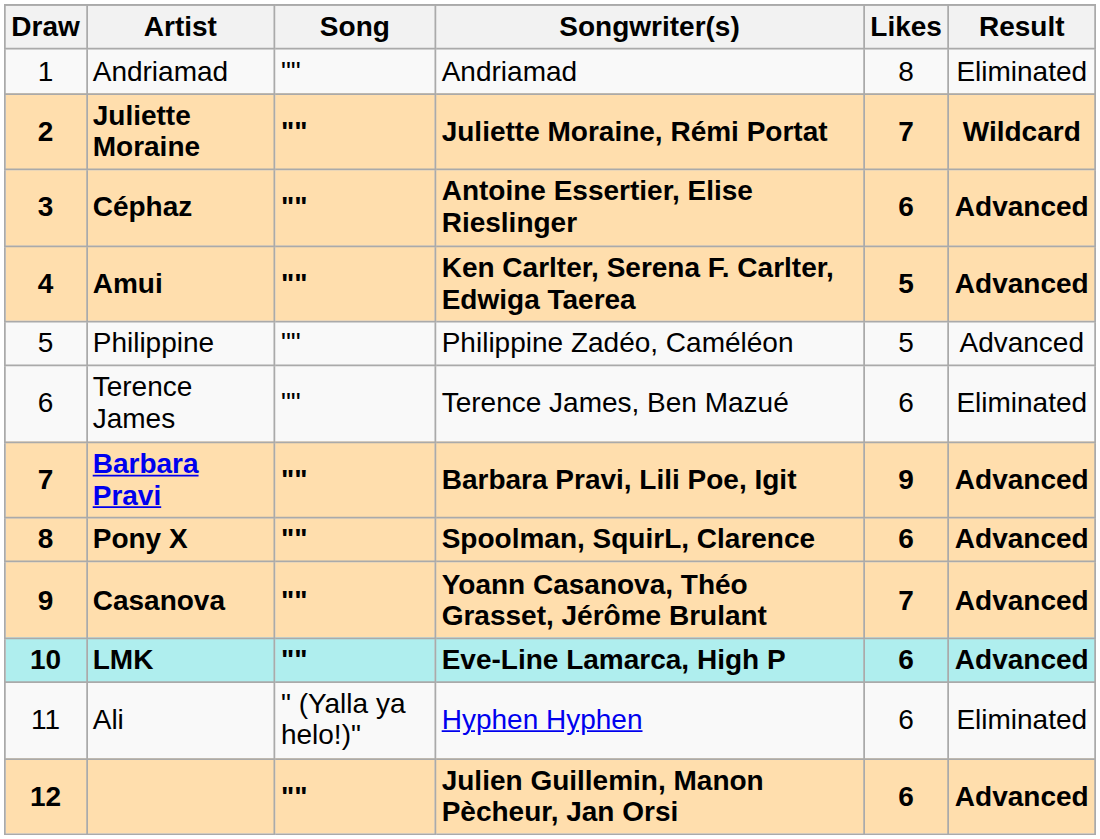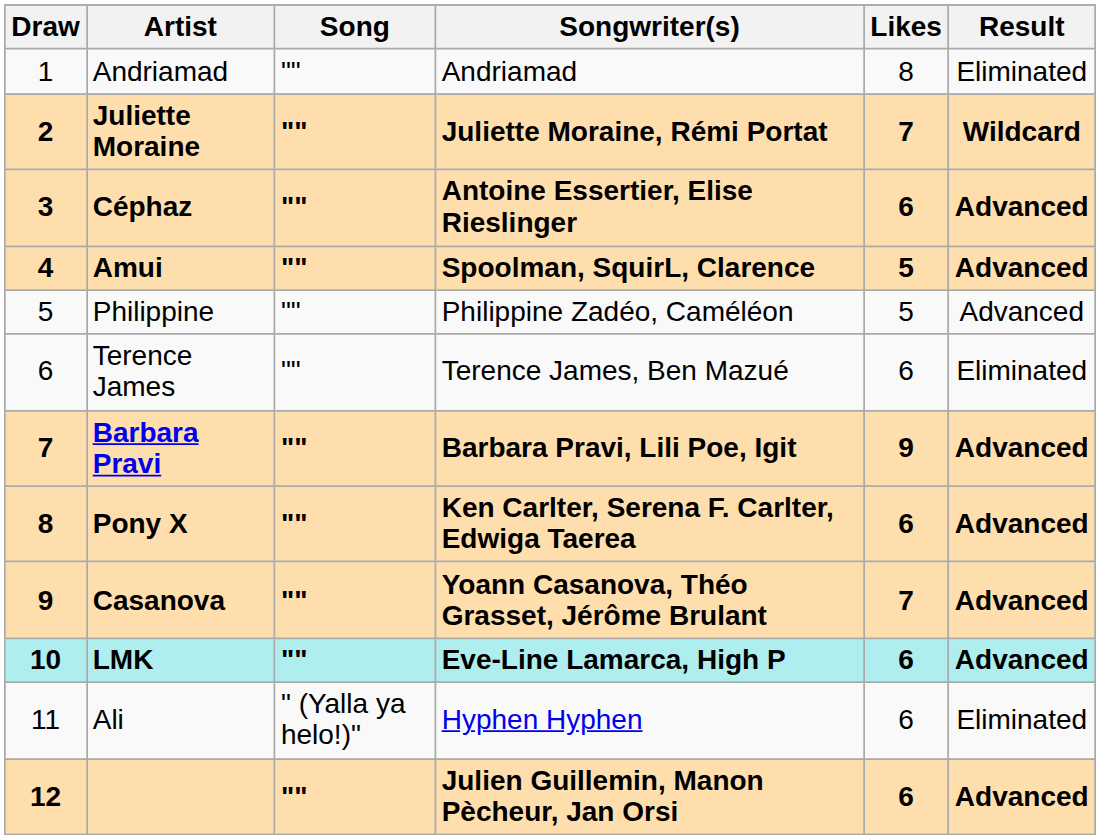(638, 283) Ken Carlter, Serena F. Carlter, Edwiga Taerea -> (628, 267) Spoolman, SquirL, Clarence
(628, 539) Spoolman, SquirL, Clarence -> (638, 523) Ken Carlter, Serena F. Carlter, Edwiga Taerea
